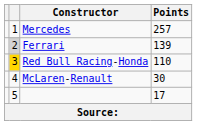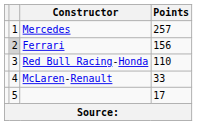(162, 46) 139 -> (162, 46) 156
(15, 62) gold background -> (15, 62) no background
(159, 79) 30 -> (159, 79) 33
